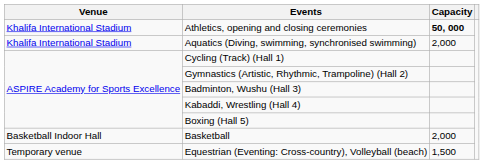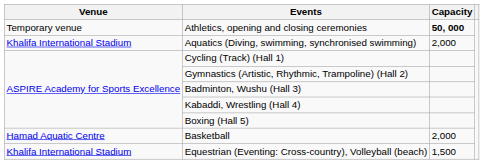(69, 27) Khalifa International Stadium -> (44, 27) Temporary venue
(54, 136) Basketball Indoor Hall -> (56, 136) Hamad Aquatic Centre
(44, 151) Temporary venue -> (69, 151) Khalifa International Stadium
